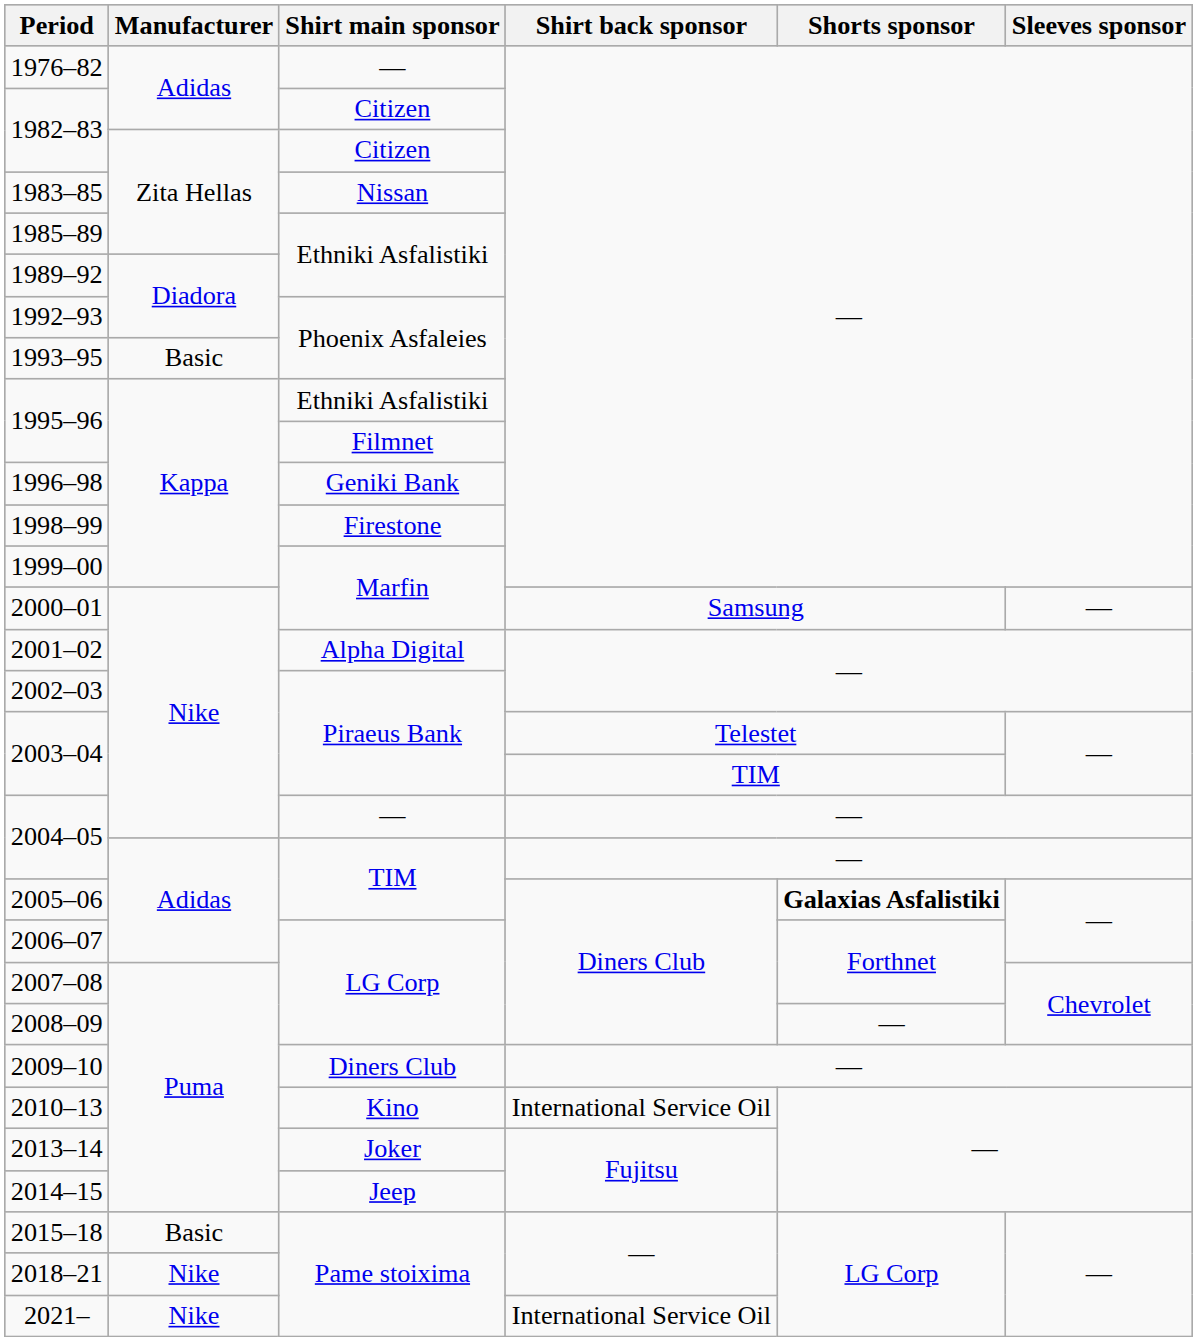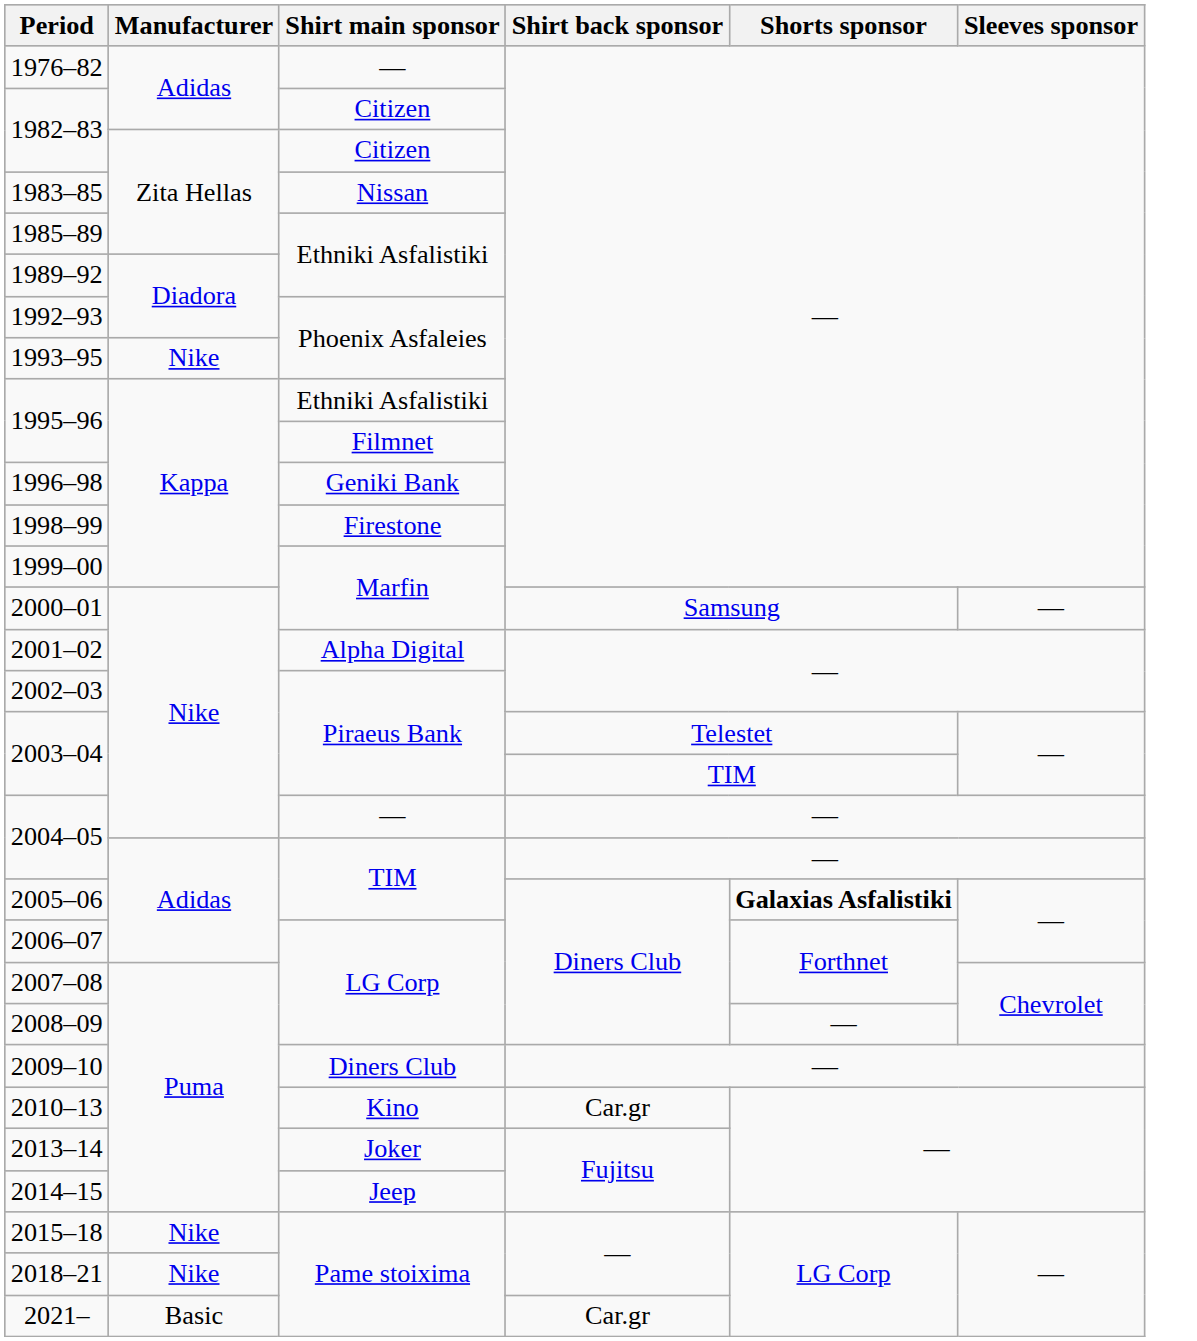(194, 358) Basic -> (194, 358) Nike
(641, 1107) International Service Oil -> (617, 1107) Car.gr
(194, 1232) Basic -> (194, 1232) Nike
(194, 1315) Nike -> (194, 1315) Basic
(641, 1315) International Service Oil -> (617, 1315) Car.gr
